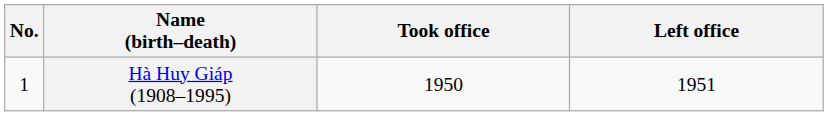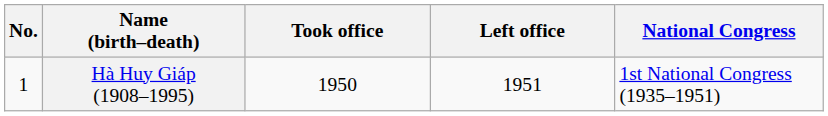+ column: (719, 30)
